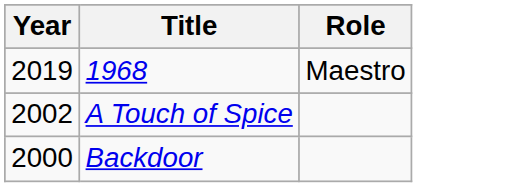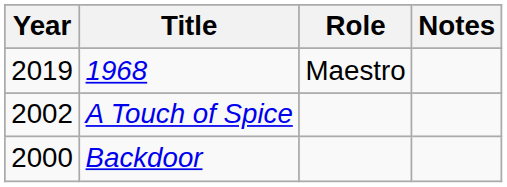+ column: (457, 26)
